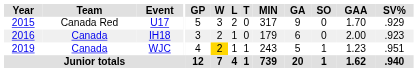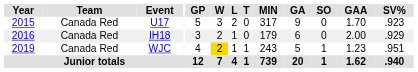(394, 23) .929 -> (394, 23) .923
(89, 36) Canada -> (89, 36) Canada Red
(394, 36) .923 -> (394, 36) .929
(89, 48) Canada -> (89, 48) Canada Red
